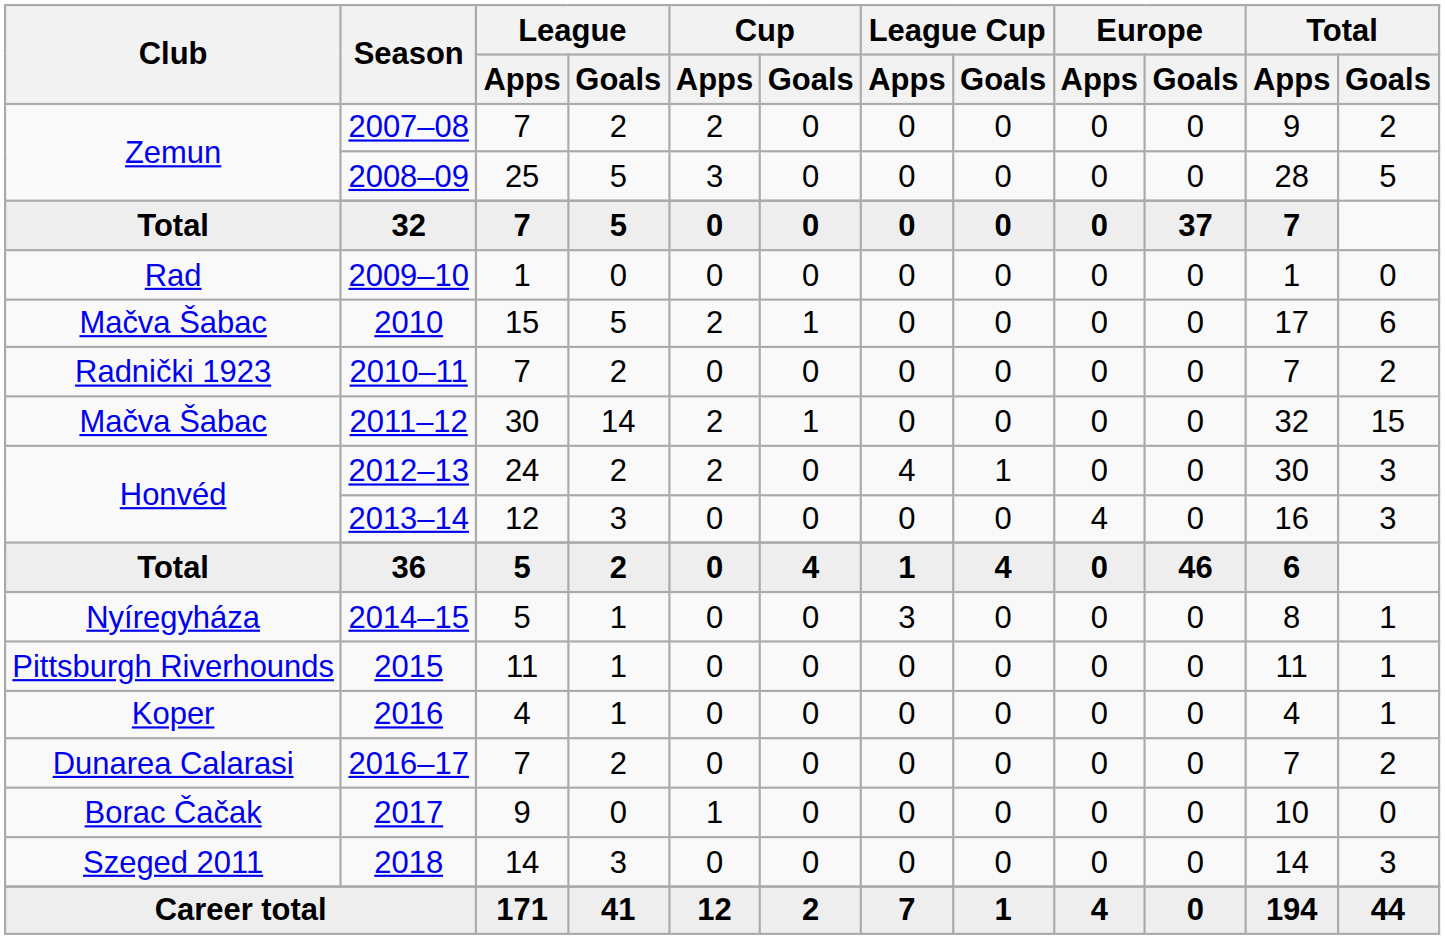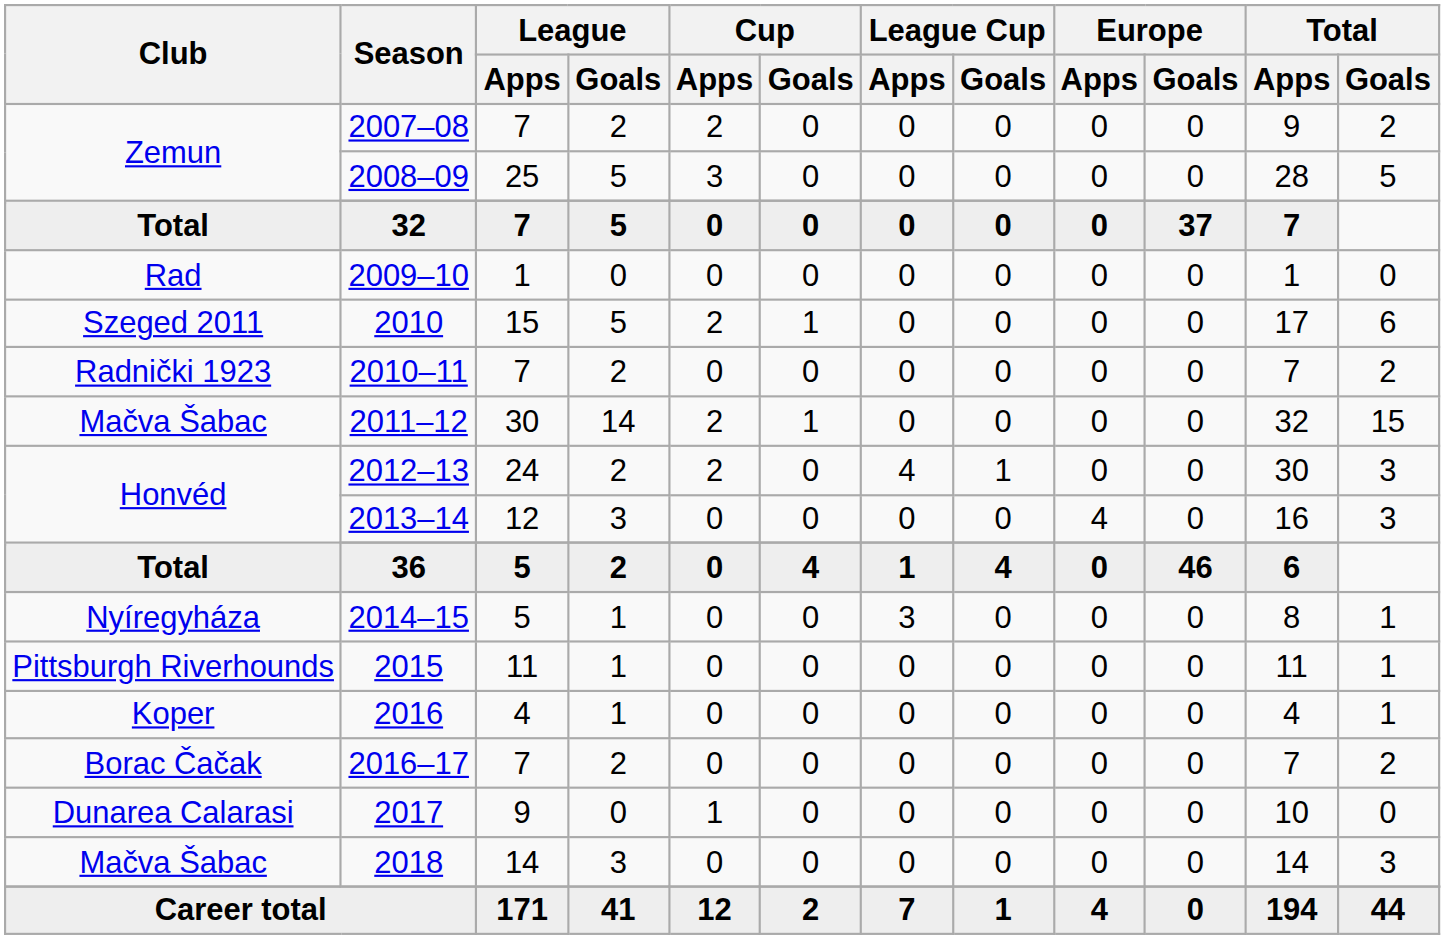(173, 323) Mačva Šabac -> (173, 323) Szeged 2011
(173, 764) Dunarea Calarasi -> (173, 764) Borac Čačak
(173, 813) Borac Čačak -> (173, 813) Dunarea Calarasi
(173, 861) Szeged 2011 -> (173, 861) Mačva Šabac
